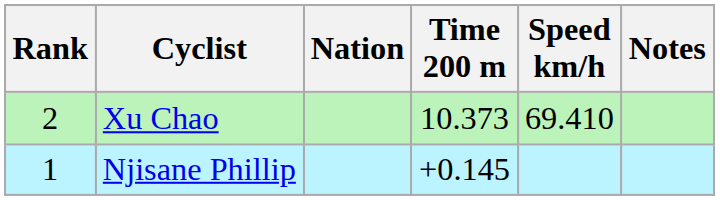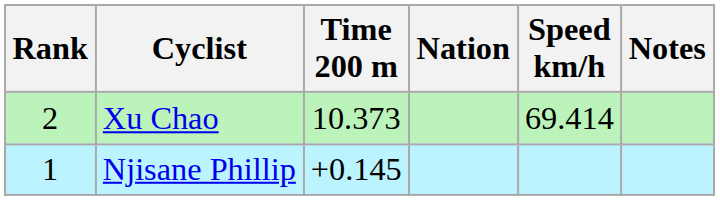columns swapped: (357, 48) <-> (465, 48)
(569, 117) 69.410 -> (569, 117) 69.414
